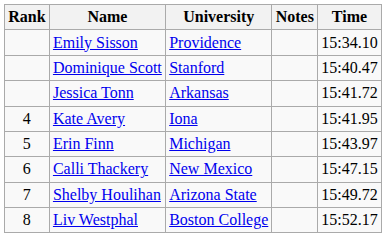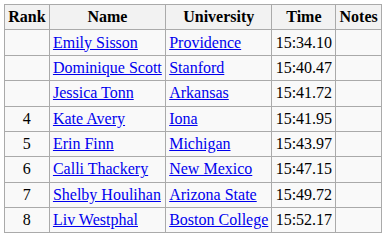columns swapped: (349, 17) <-> (295, 17)
